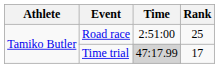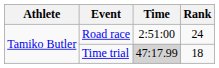(197, 34) 25 -> (197, 34) 24
(197, 54) 17 -> (197, 54) 18
